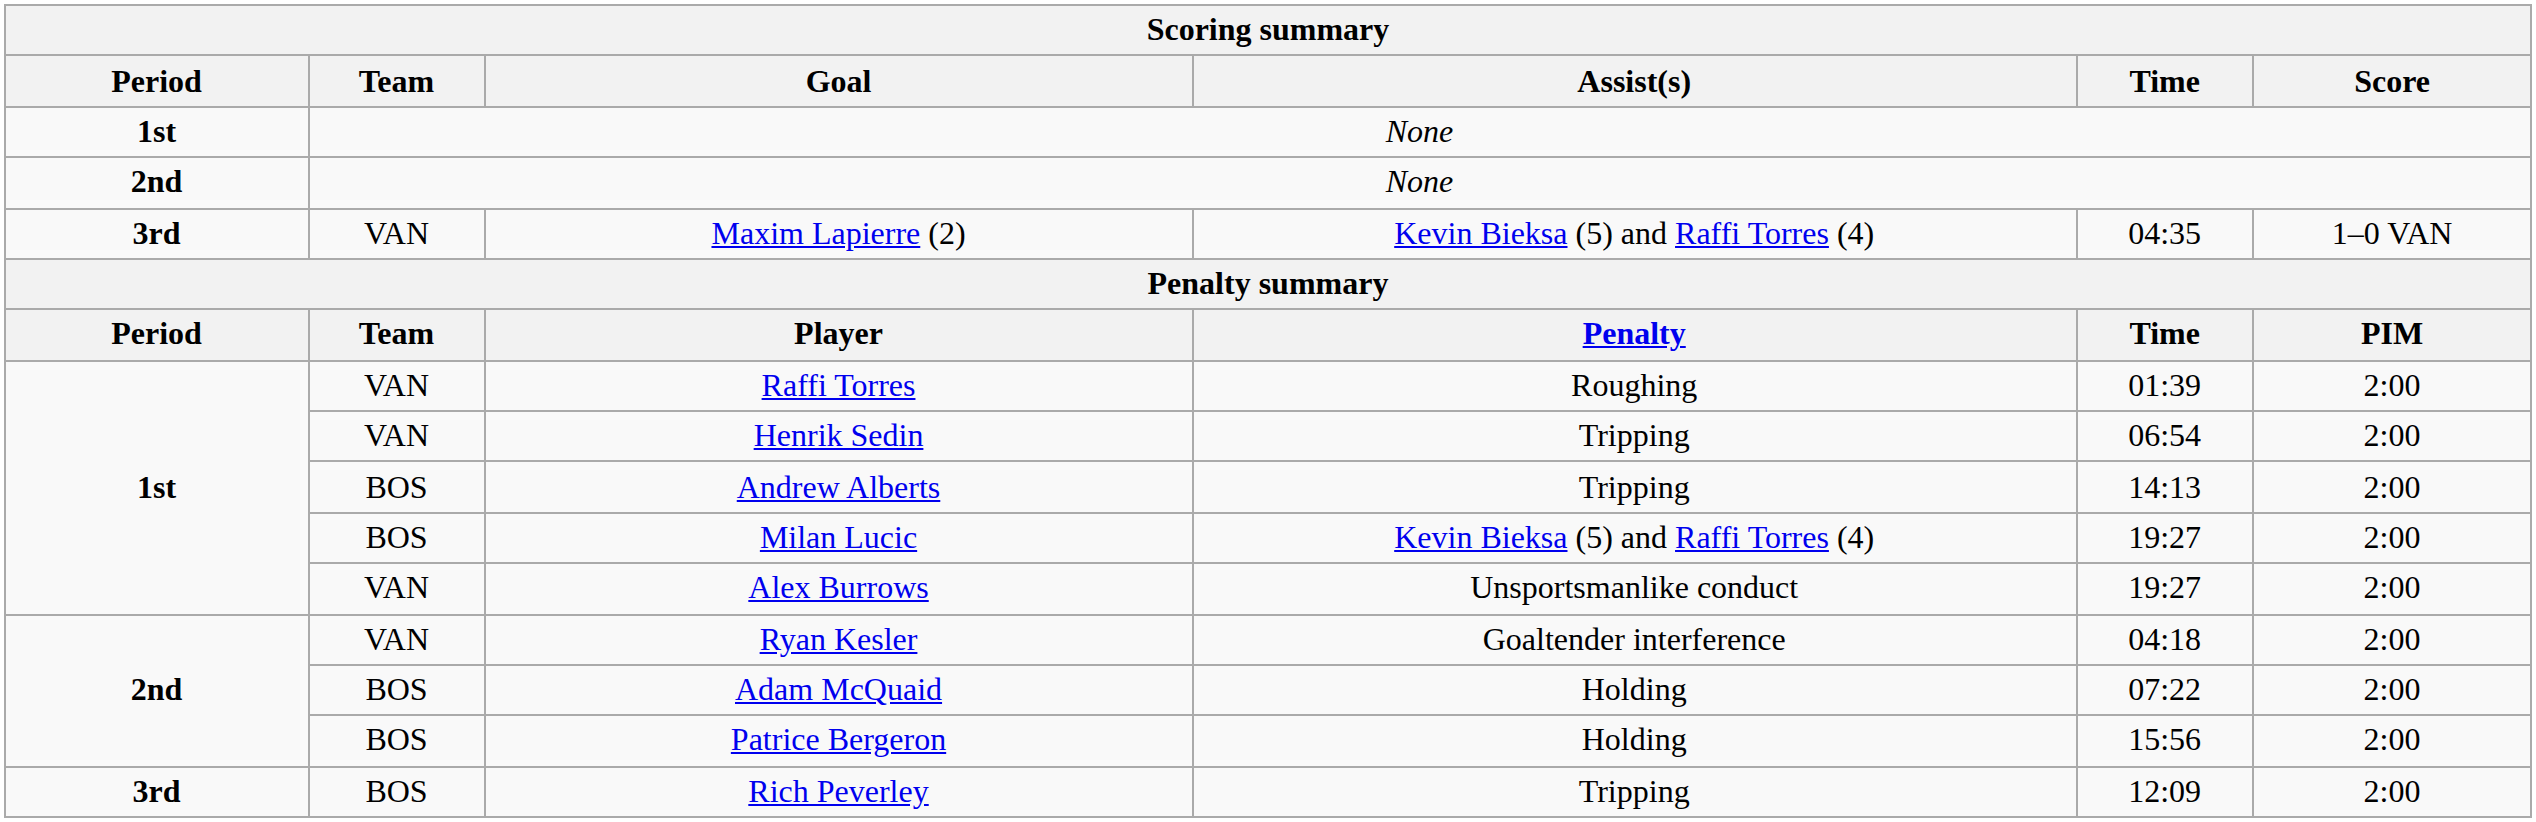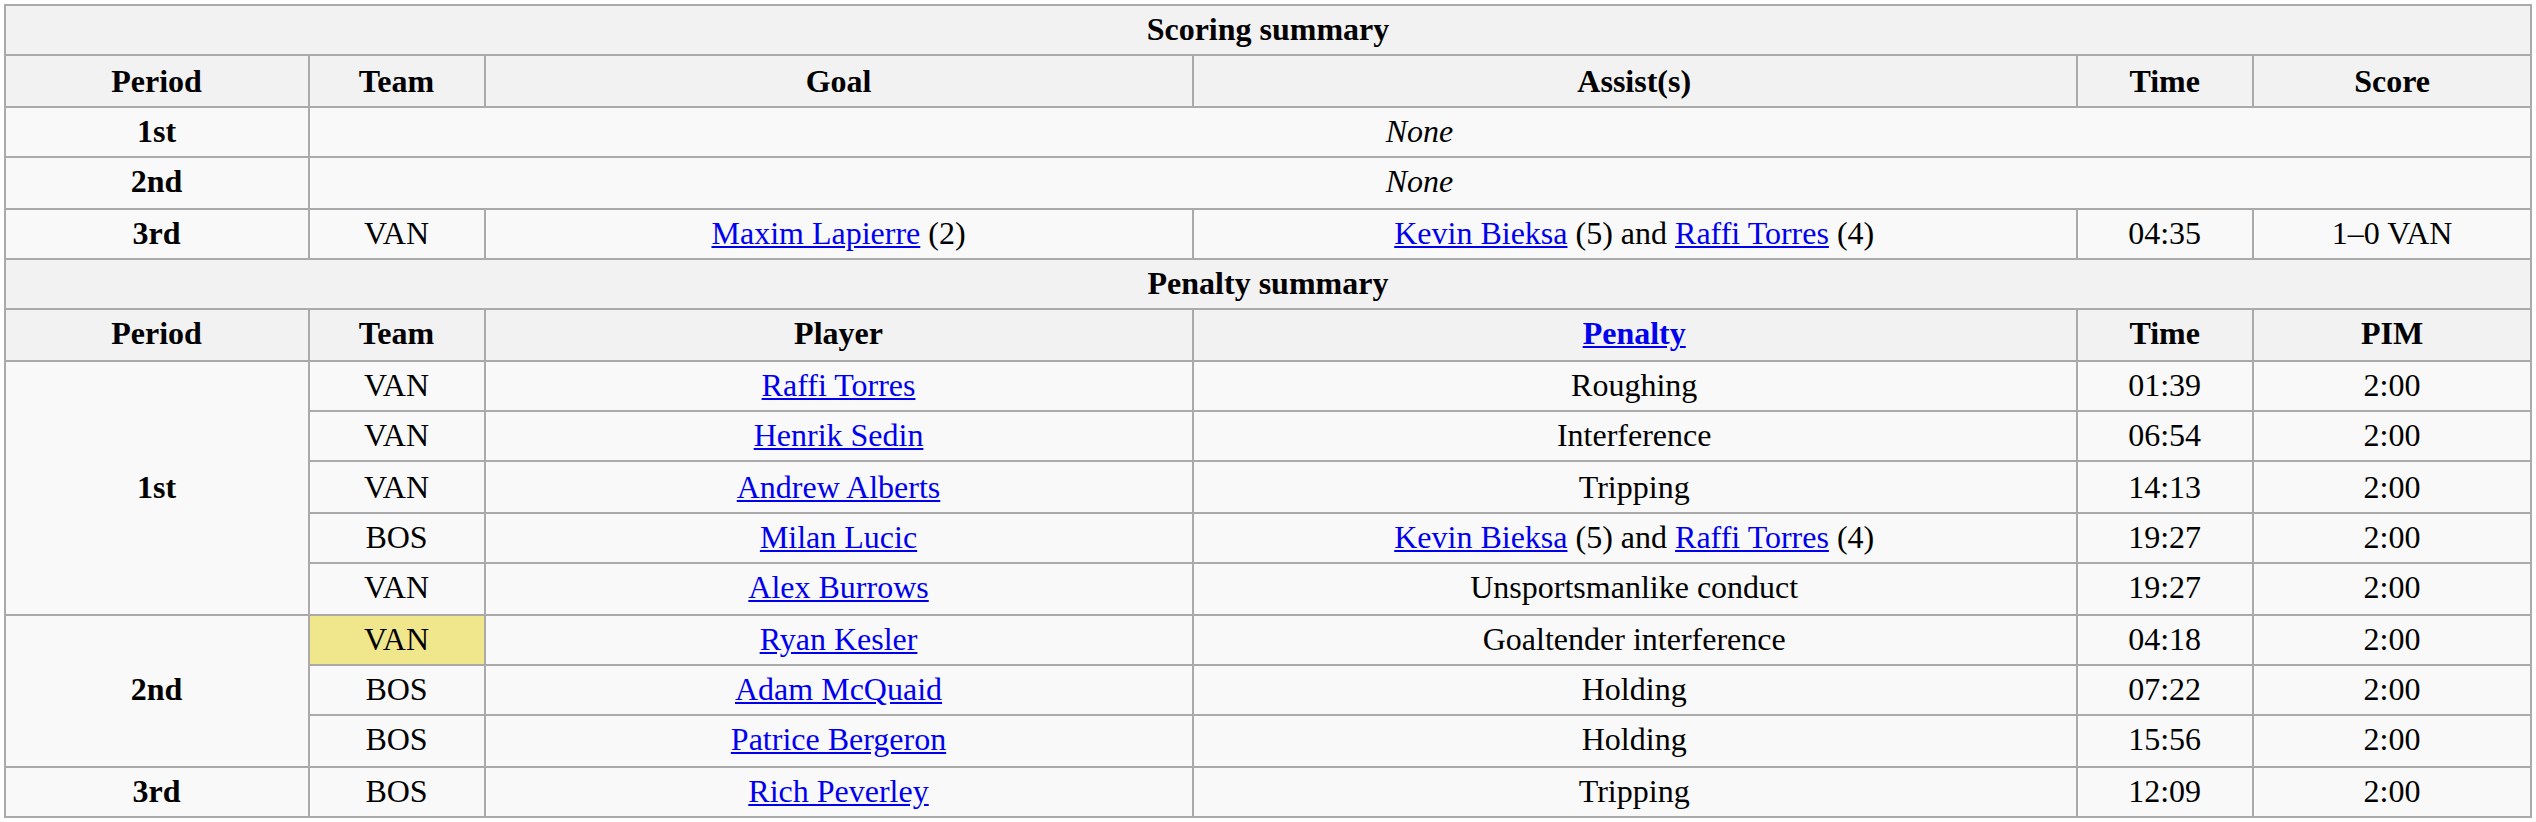(1634, 435) Tripping -> (1634, 435) Interference
(396, 486) BOS -> (396, 486) VAN
(396, 638) no background -> (396, 638) khaki background
